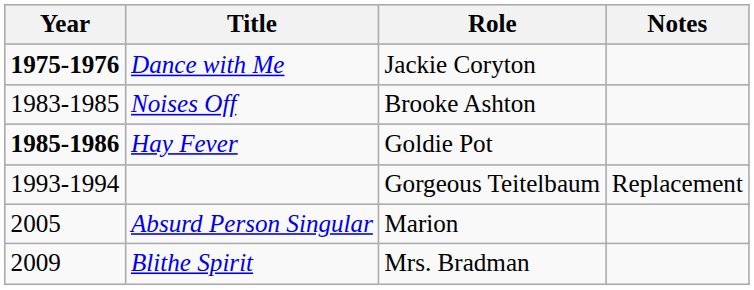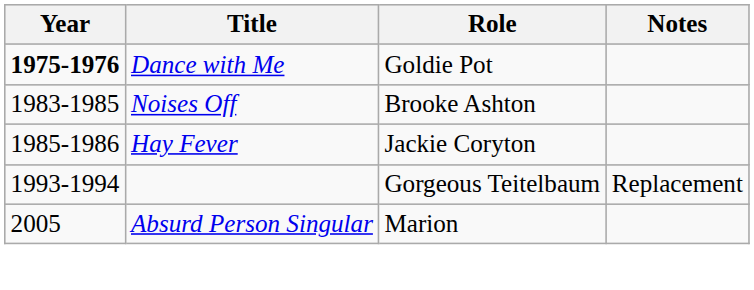(460, 64) Jackie Coryton -> (439, 64) Goldie Pot
(65, 143) bold -> (65, 143) normal
(439, 143) Goldie Pot -> (460, 143) Jackie Coryton
- row: (192, 263)
